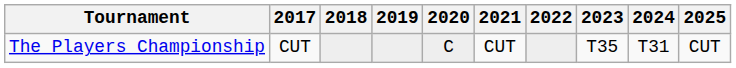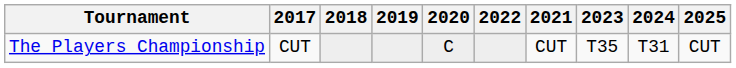columns swapped: (500, 19) <-> (551, 19)
